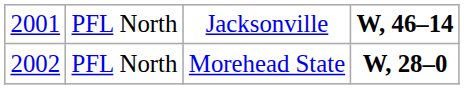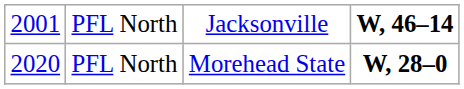(35, 63) 2002 -> (35, 63) 2020
